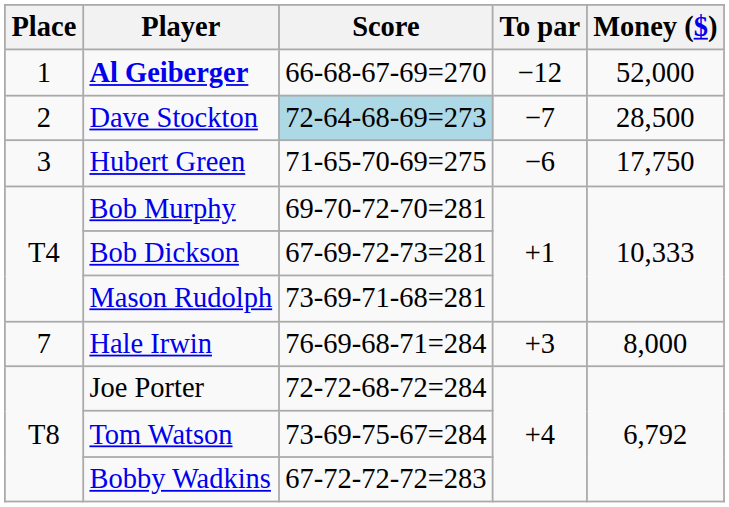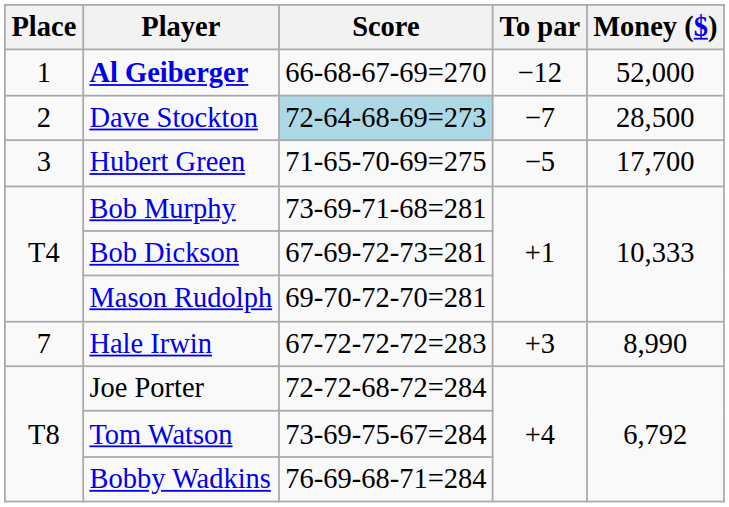(540, 162) −6 -> (540, 162) −5
(655, 162) 17,750 -> (655, 162) 17,700
(386, 207) 69-70-72-70=281 -> (386, 207) 73-69-71-68=281
(386, 298) 73-69-71-68=281 -> (386, 298) 69-70-72-70=281
(386, 343) 76-69-68-71=284 -> (386, 343) 67-72-72-72=283
(655, 343) 8,000 -> (655, 343) 8,990
(386, 478) 67-72-72-72=283 -> (386, 478) 76-69-68-71=284
